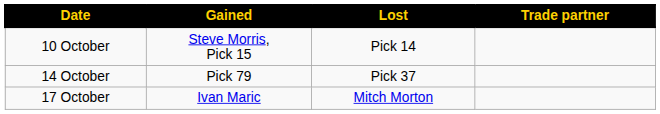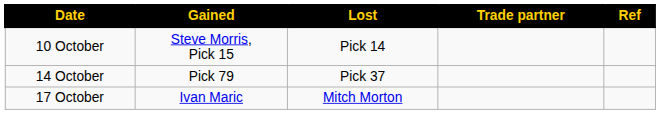+ column: (630, 16)
